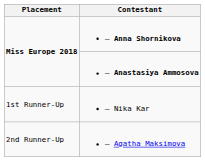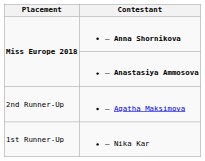rows swapped: (140, 109) <-> (140, 144)
